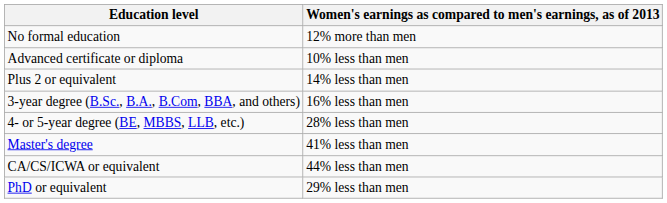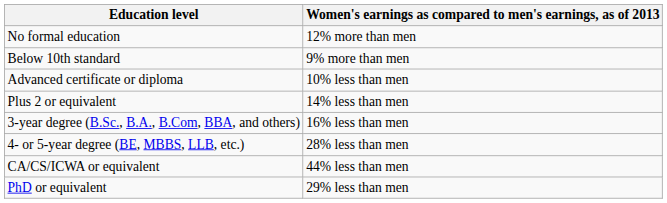+ row: (64, 58)
- row: (50, 144)
